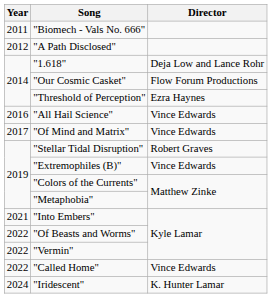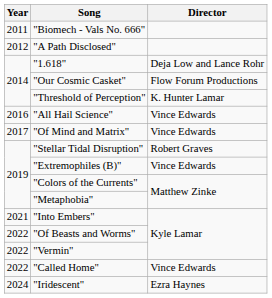(178, 98) Ezra Haynes -> (187, 98) K. Hunter Lamar
(187, 285) K. Hunter Lamar -> (178, 285) Ezra Haynes
